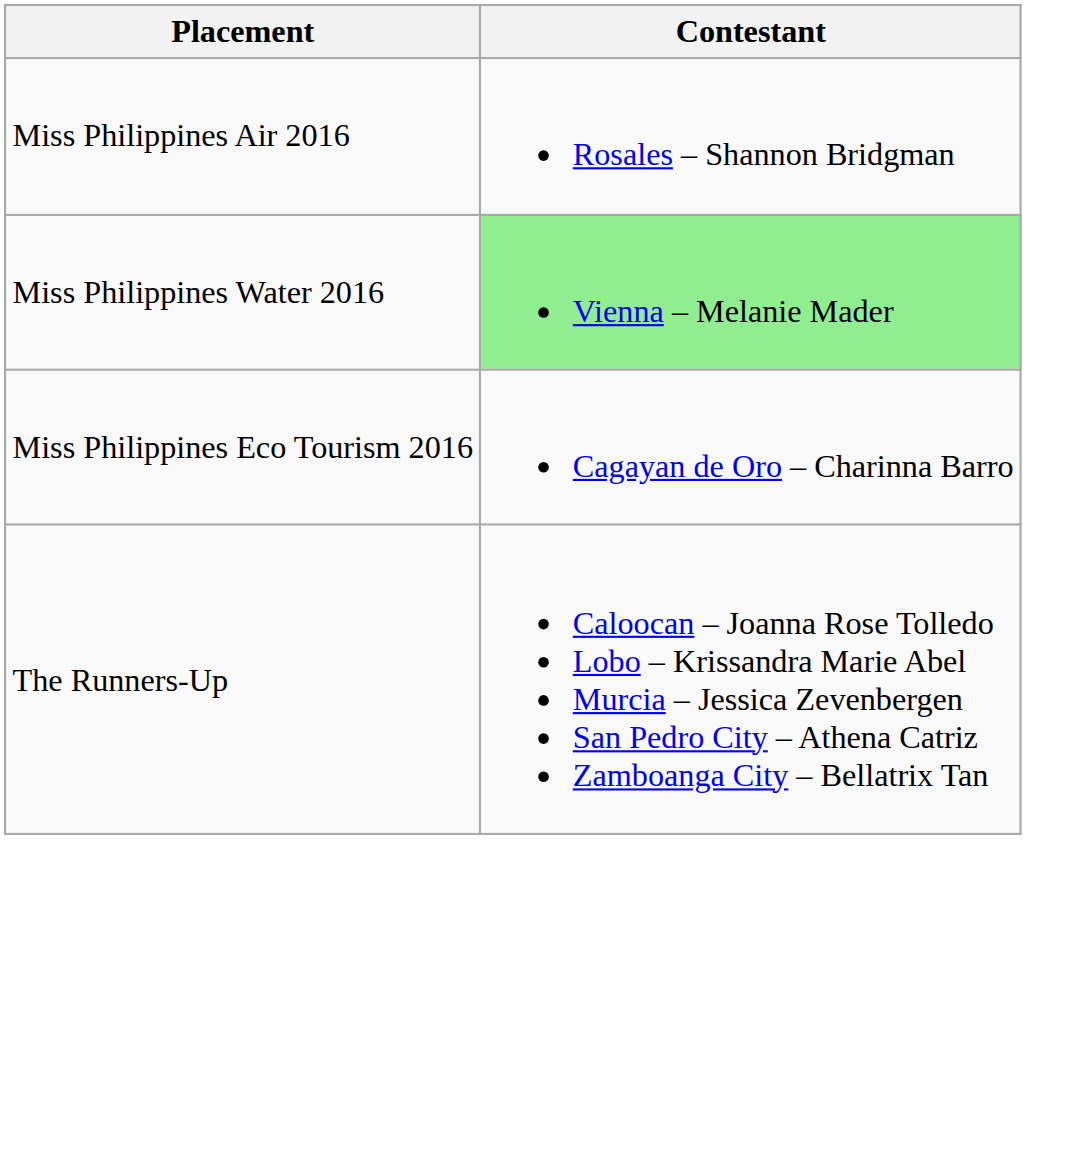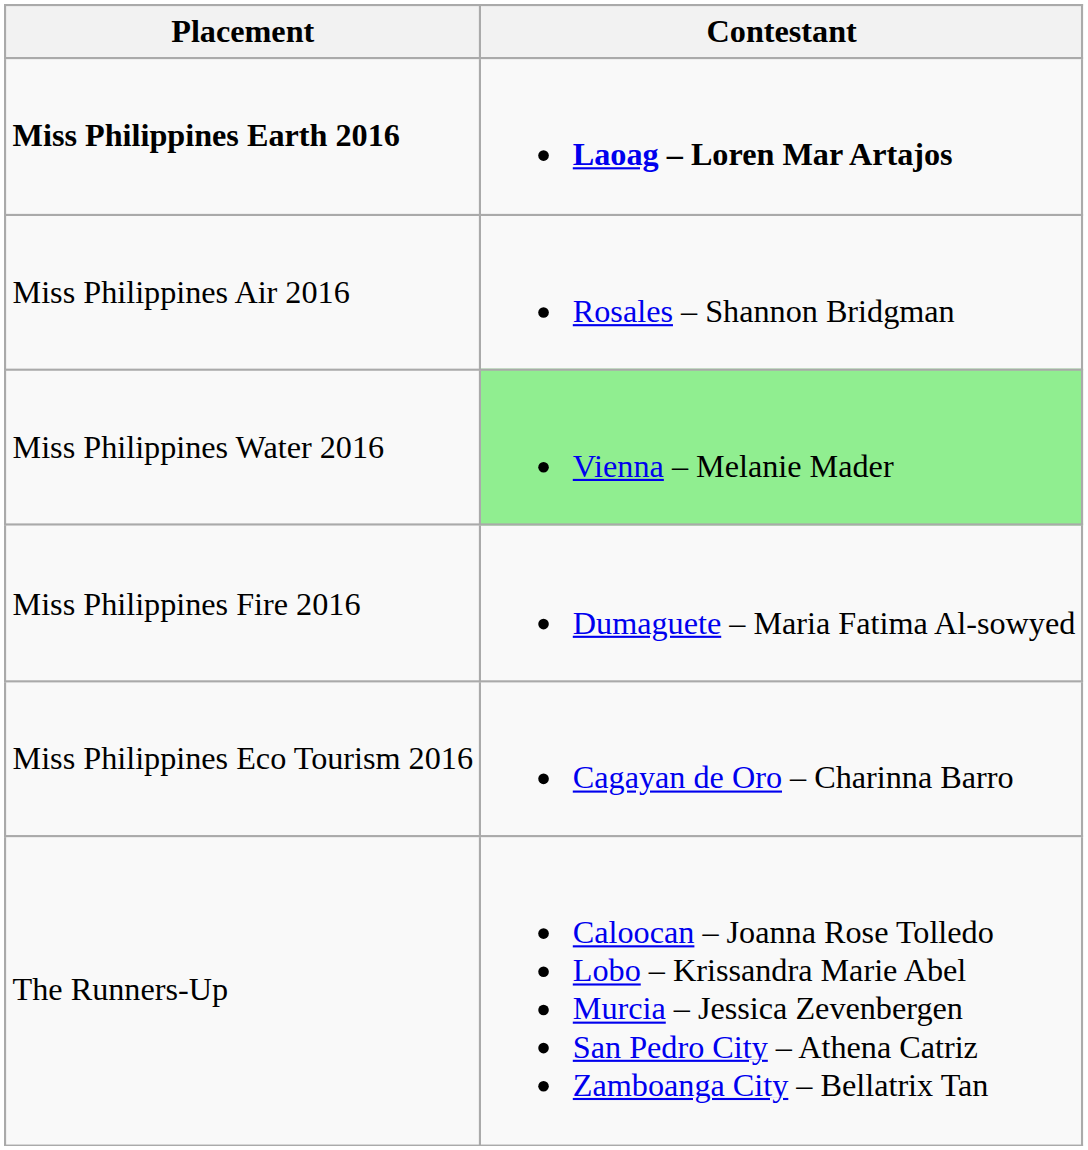+ row: (206, 135)
+ row: (187, 602)
